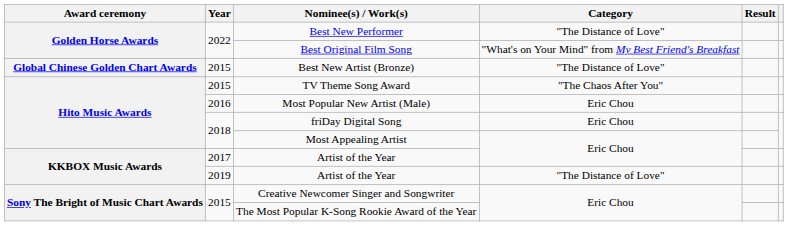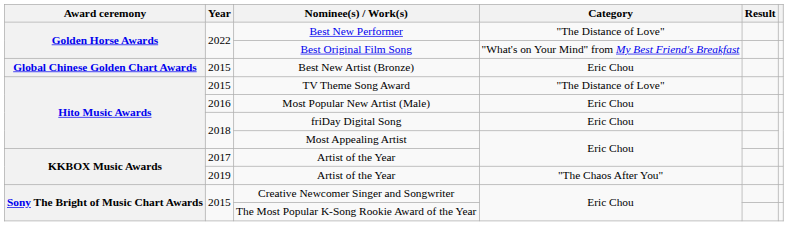(611, 67) "The Distance of Love" -> (611, 67) Eric Chou
(611, 85) "The Chaos After You" -> (611, 85) "The Distance of Love"
(611, 175) "The Distance of Love" -> (611, 175) "The Chaos After You"
